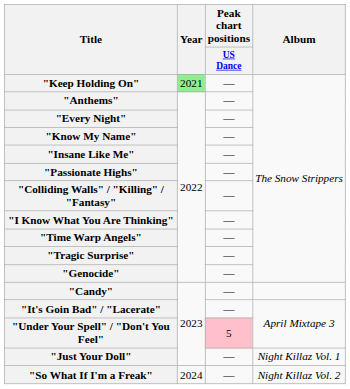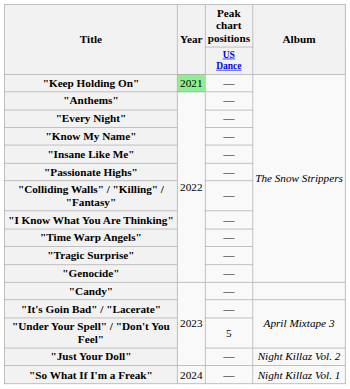(229, 333) pink background -> (229, 333) no background
(299, 357) Night Killaz Vol. 1 -> (299, 357) Night Killaz Vol. 2
(299, 374) Night Killaz Vol. 2 -> (299, 374) Night Killaz Vol. 1
